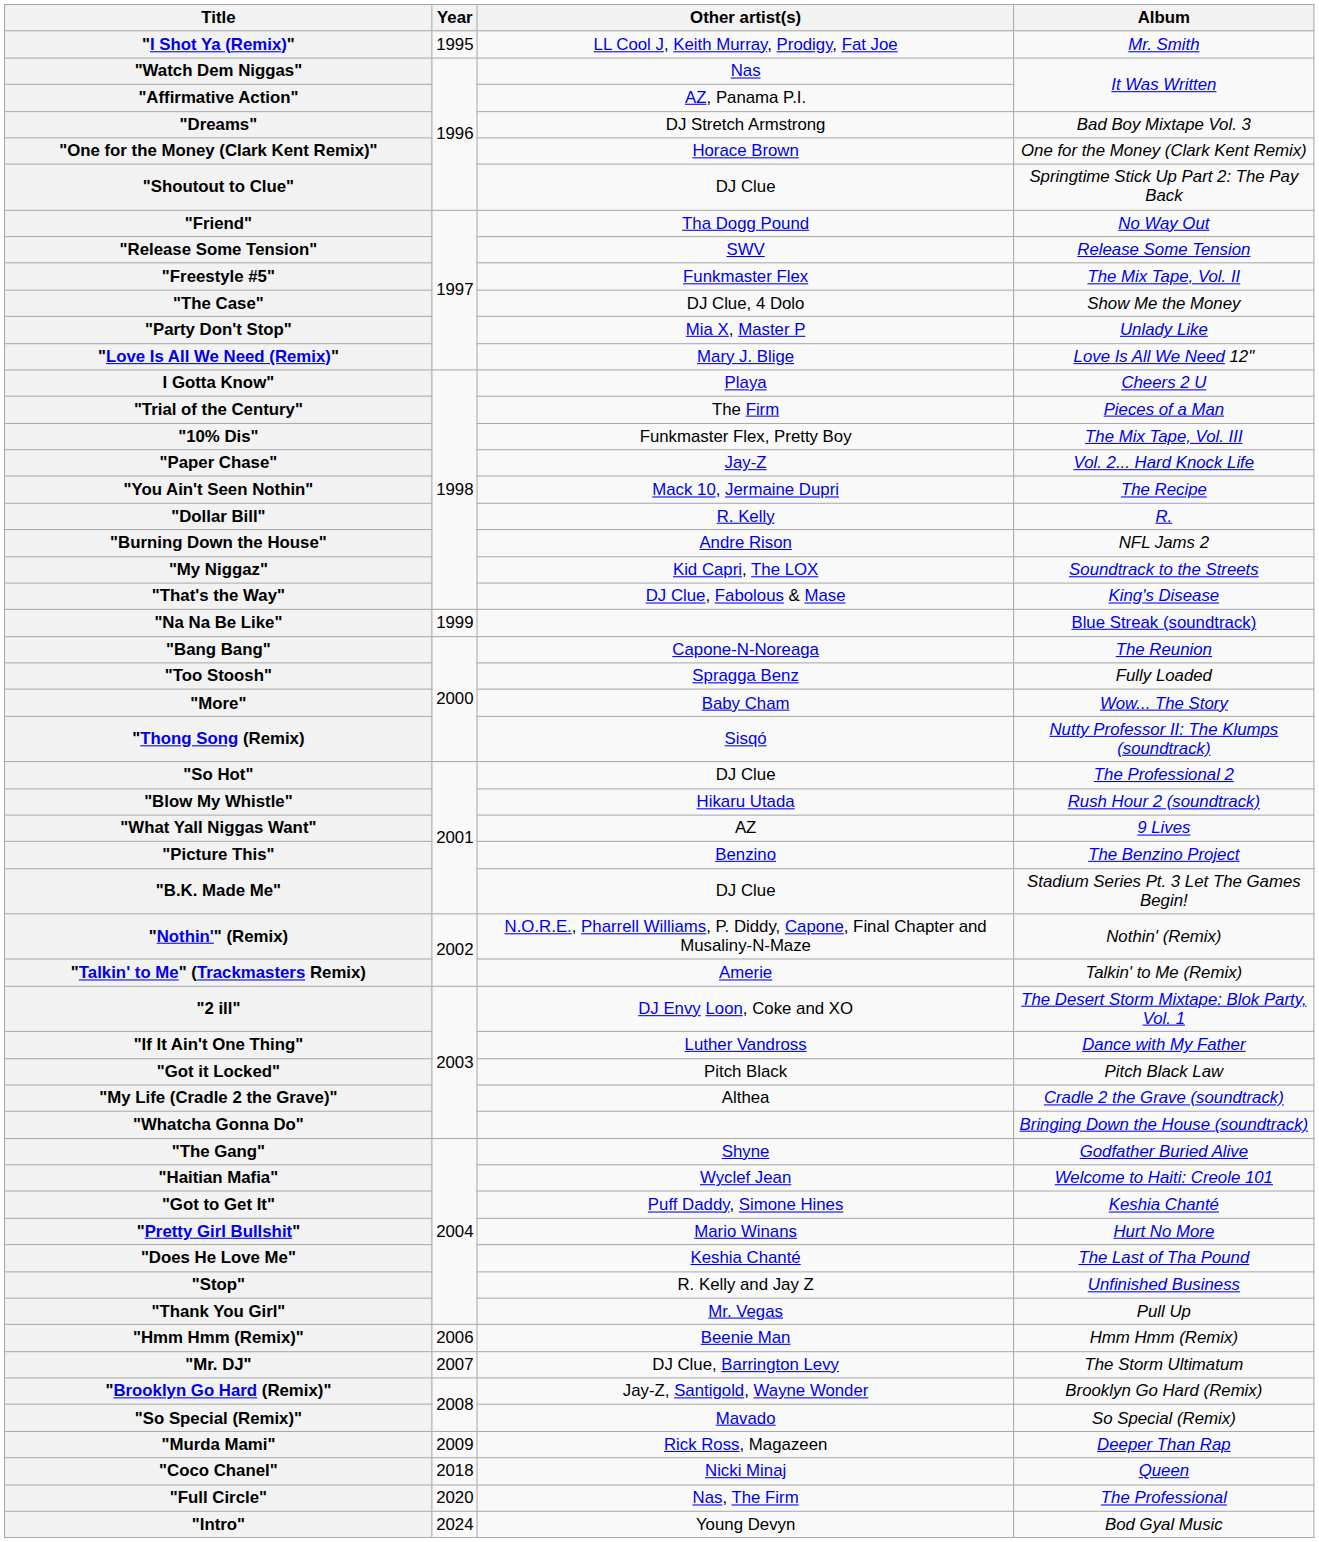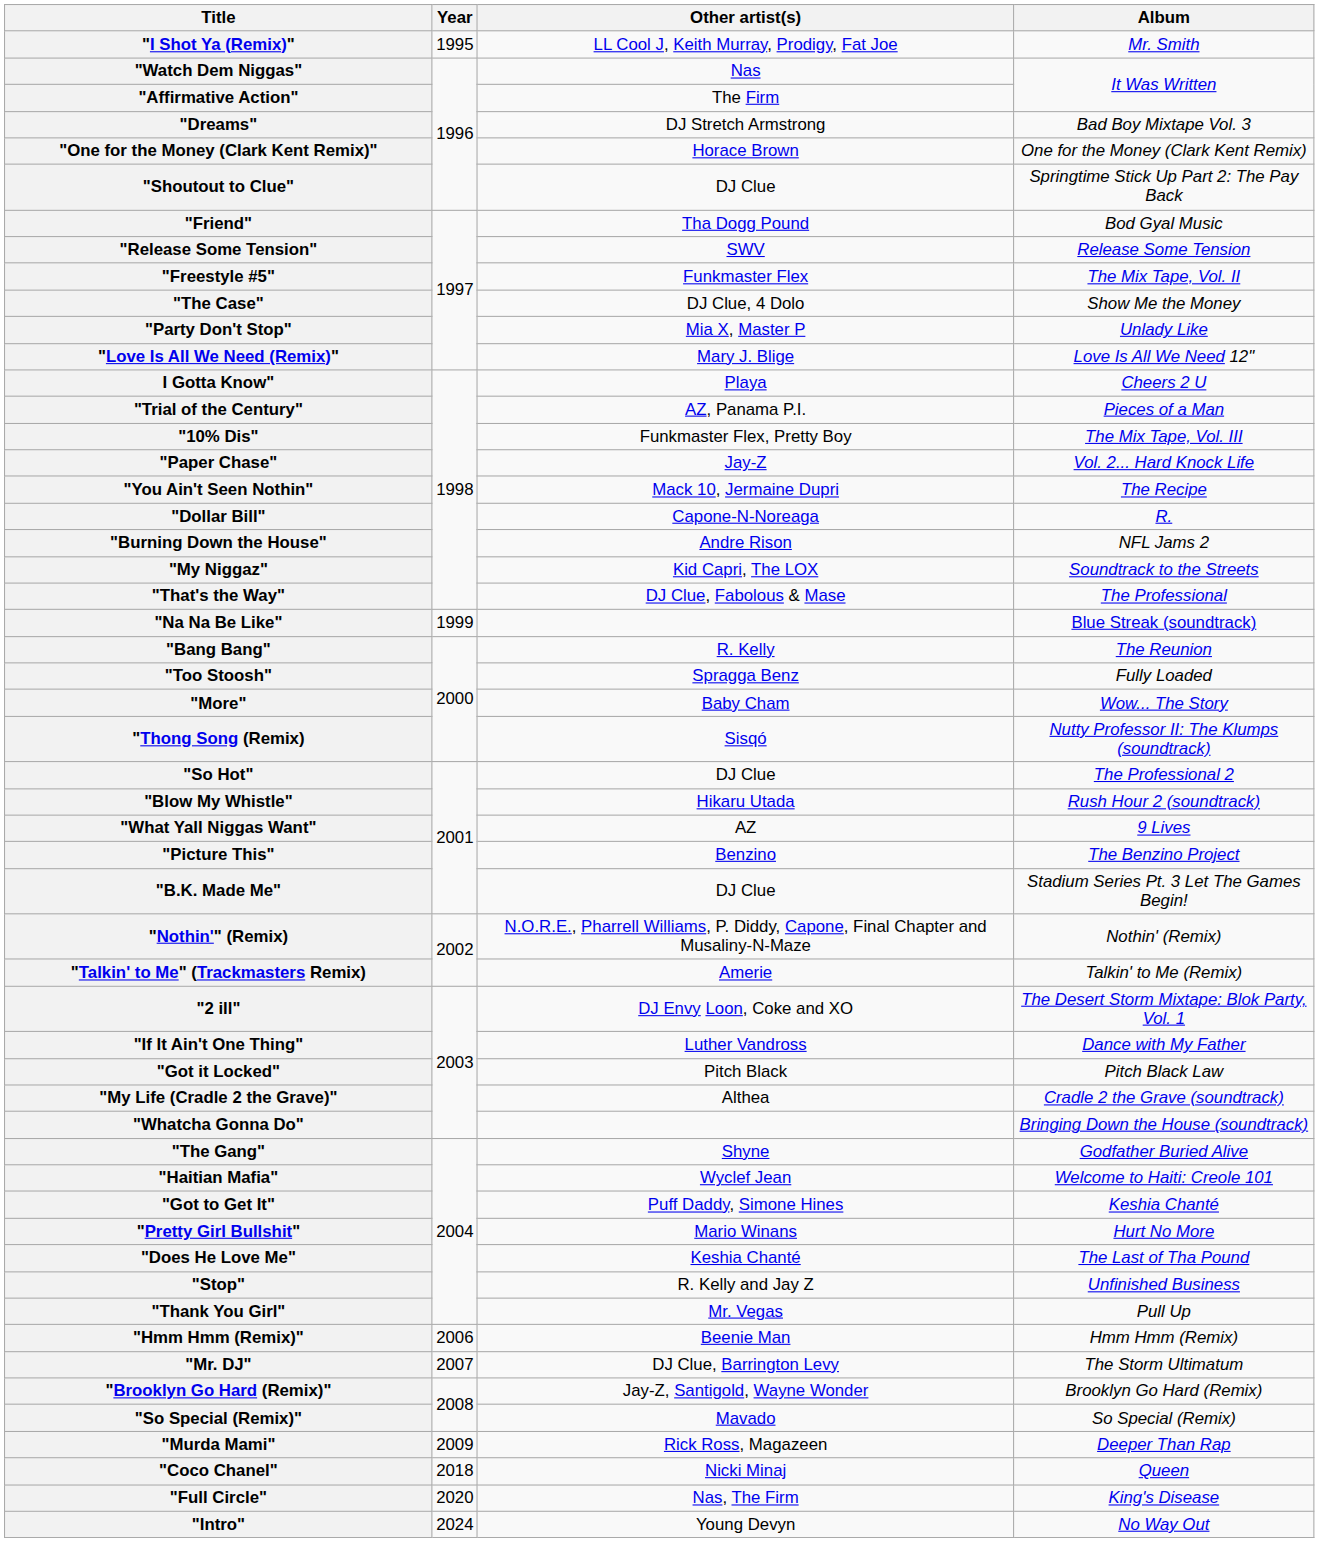(746, 97) AZ, Panama P.I. -> (746, 97) The Firm
(1164, 223) No Way Out -> (1164, 223) Bod Gyal Music
(746, 409) The Firm -> (746, 409) AZ, Panama P.I.
(746, 516) R. Kelly -> (746, 516) Capone-N-Noreaga
(1164, 596) King's Disease -> (1164, 596) The Professional
(746, 649) Capone-N-Noreaga -> (746, 649) R. Kelly
(1164, 1497) The Professional -> (1164, 1497) King's Disease
(1164, 1524) Bod Gyal Music -> (1164, 1524) No Way Out
